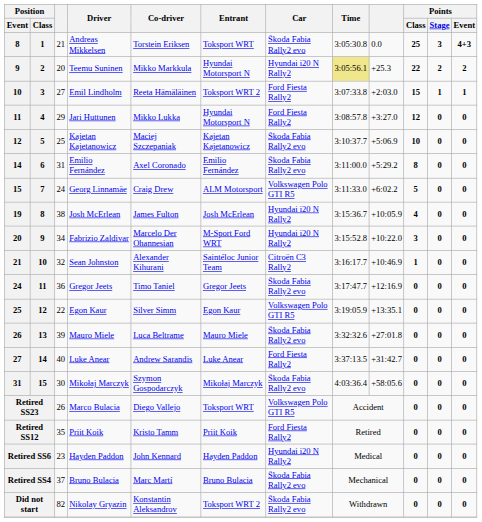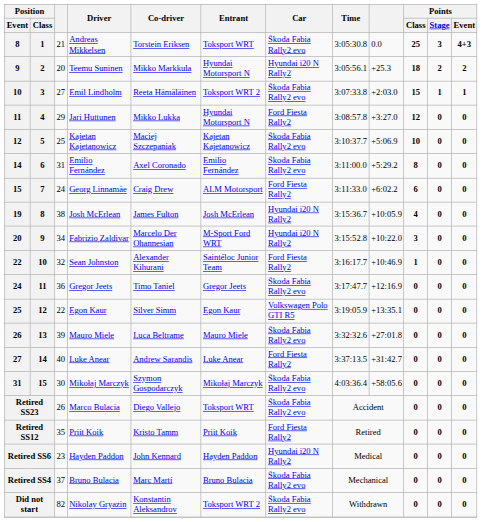(351, 68) khaki background -> (351, 68) no background
(416, 68) 22 -> (416, 68) 18
(287, 92) Ford Fiesta Rally2 -> (289, 92) Škoda Fabia Rally2 evo
(298, 189) Volkswagen Polo GTI R5 -> (287, 189) Ford Fiesta Rally2
(416, 189) 5 -> (416, 189) 6
(17, 262) 21 -> (17, 262) 22
(287, 262) Citroën C3 Rally2 -> (287, 262) Ford Fiesta Rally2
(298, 407) Volkswagen Polo GTI R5 -> (289, 407) Škoda Fabia Rally2 evo
